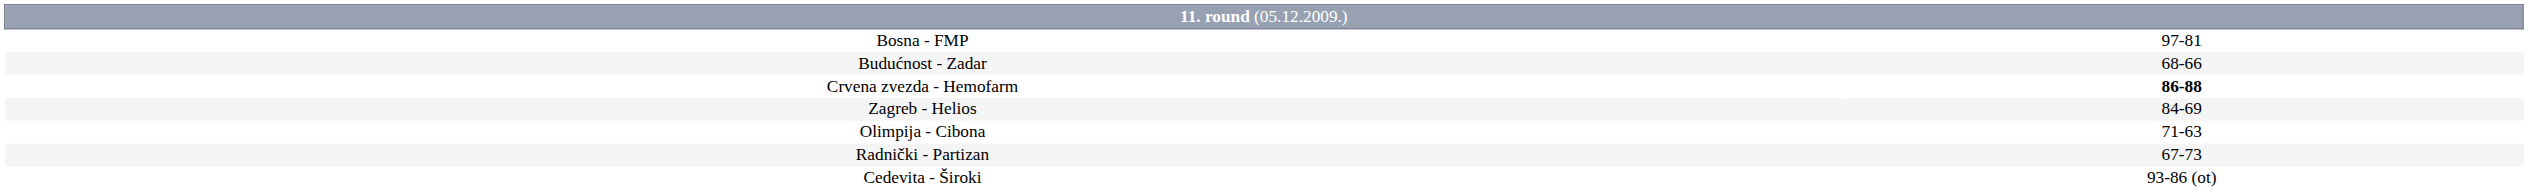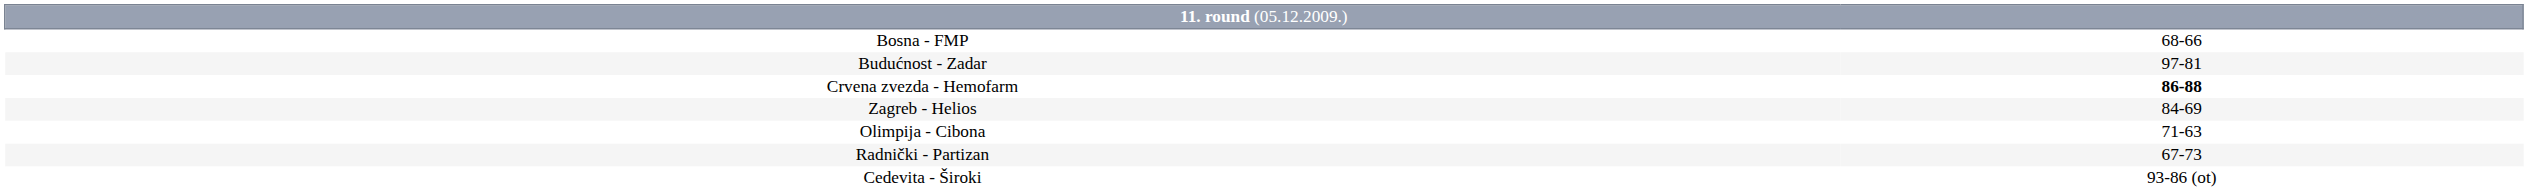(2182, 40) 97-81 -> (2182, 40) 68-66
(2182, 63) 68-66 -> (2182, 63) 97-81
